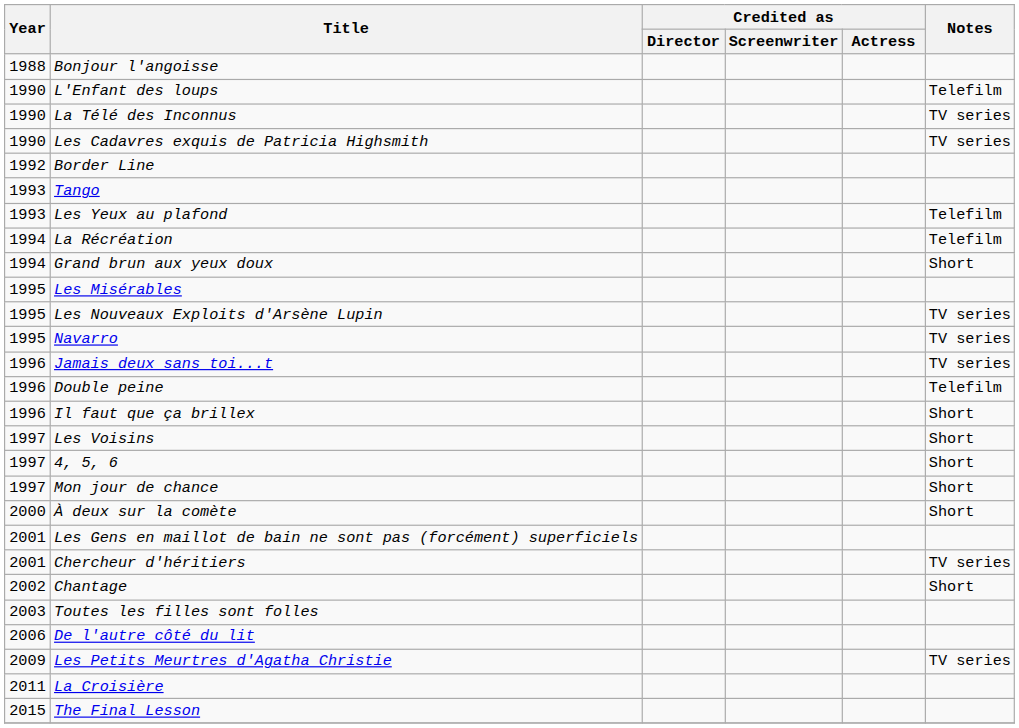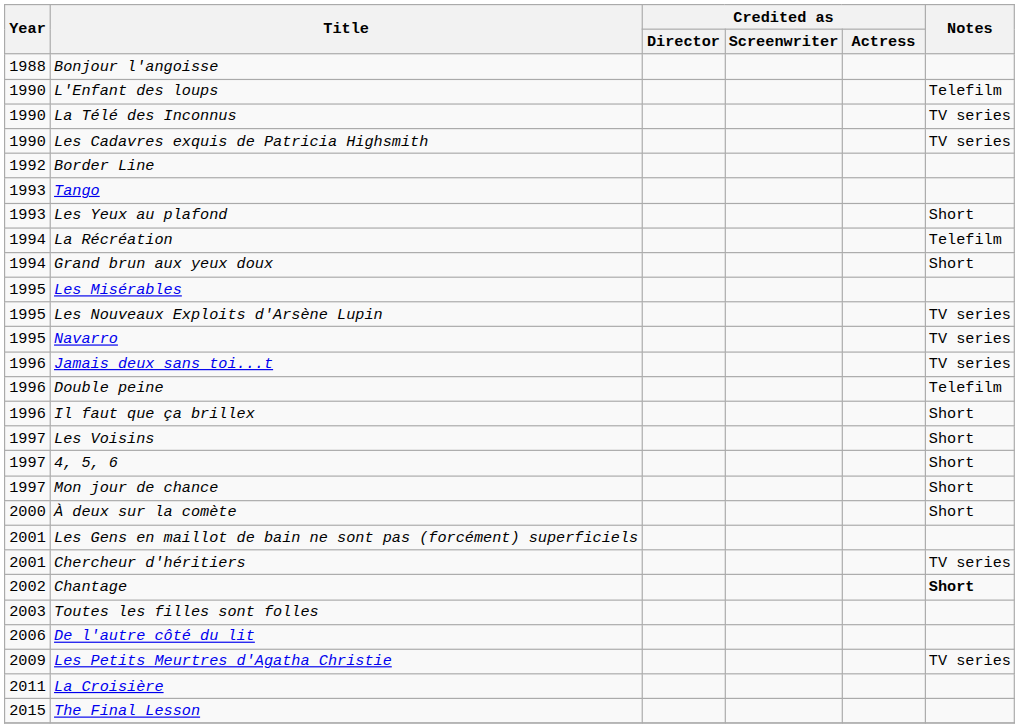(965, 215) Telefilm -> (952, 215) Short
(952, 587) normal -> (952, 587) bold
